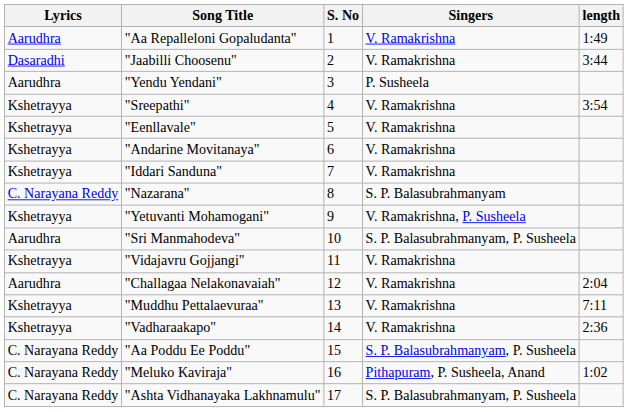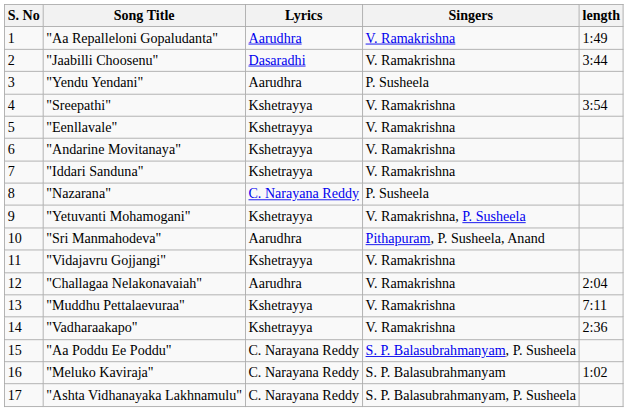columns swapped: (343, 15) <-> (63, 15)
(436, 194) S. P. Balasubrahmanyam -> (397, 194) P. Susheela
(471, 238) S. P. Balasubrahmanyam, P. Susheela -> (455, 238) Pithapuram, P. Susheela, Anand
(455, 372) Pithapuram, P. Susheela, Anand -> (436, 372) S. P. Balasubrahmanyam
